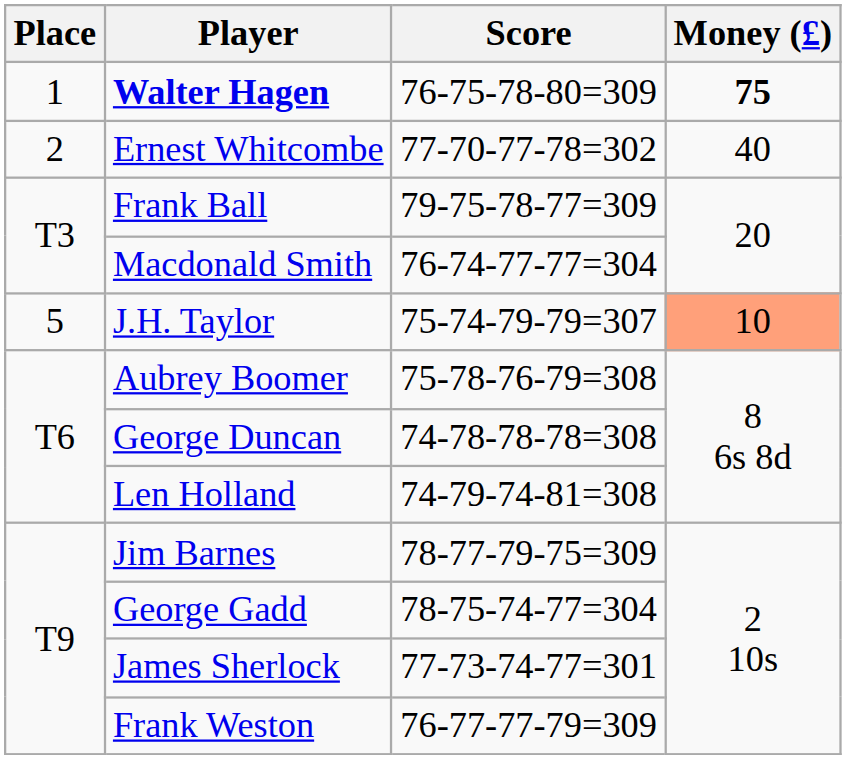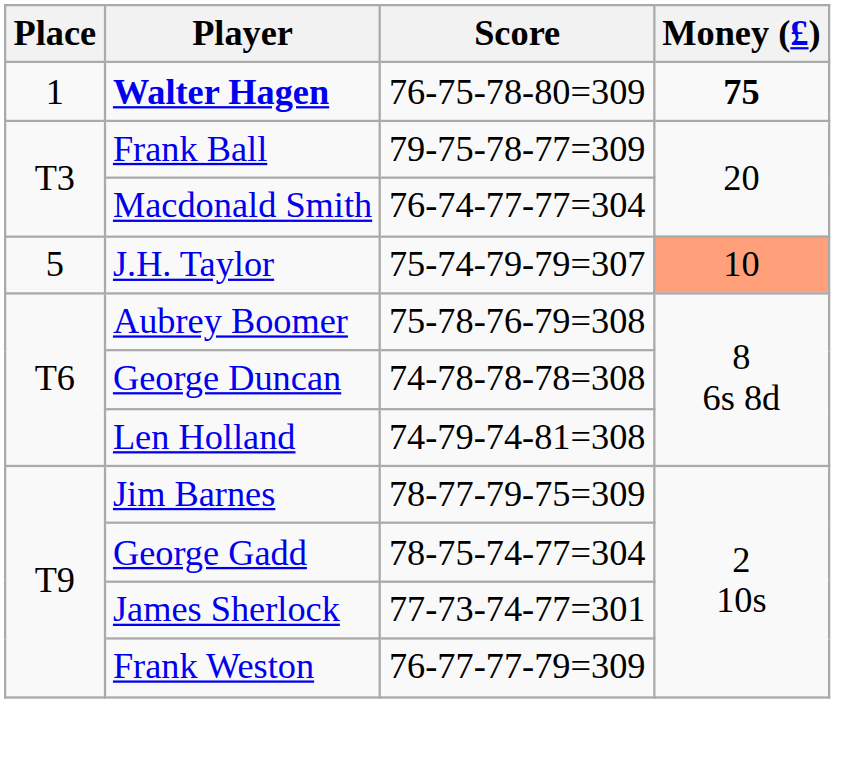- row: (248, 148)
